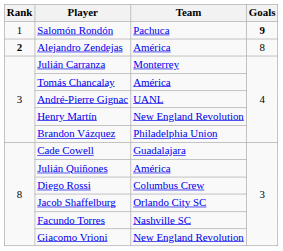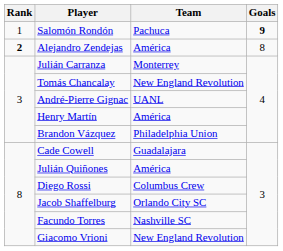(152, 82) América -> (189, 82) New England Revolution
(189, 116) New England Revolution -> (152, 116) América
